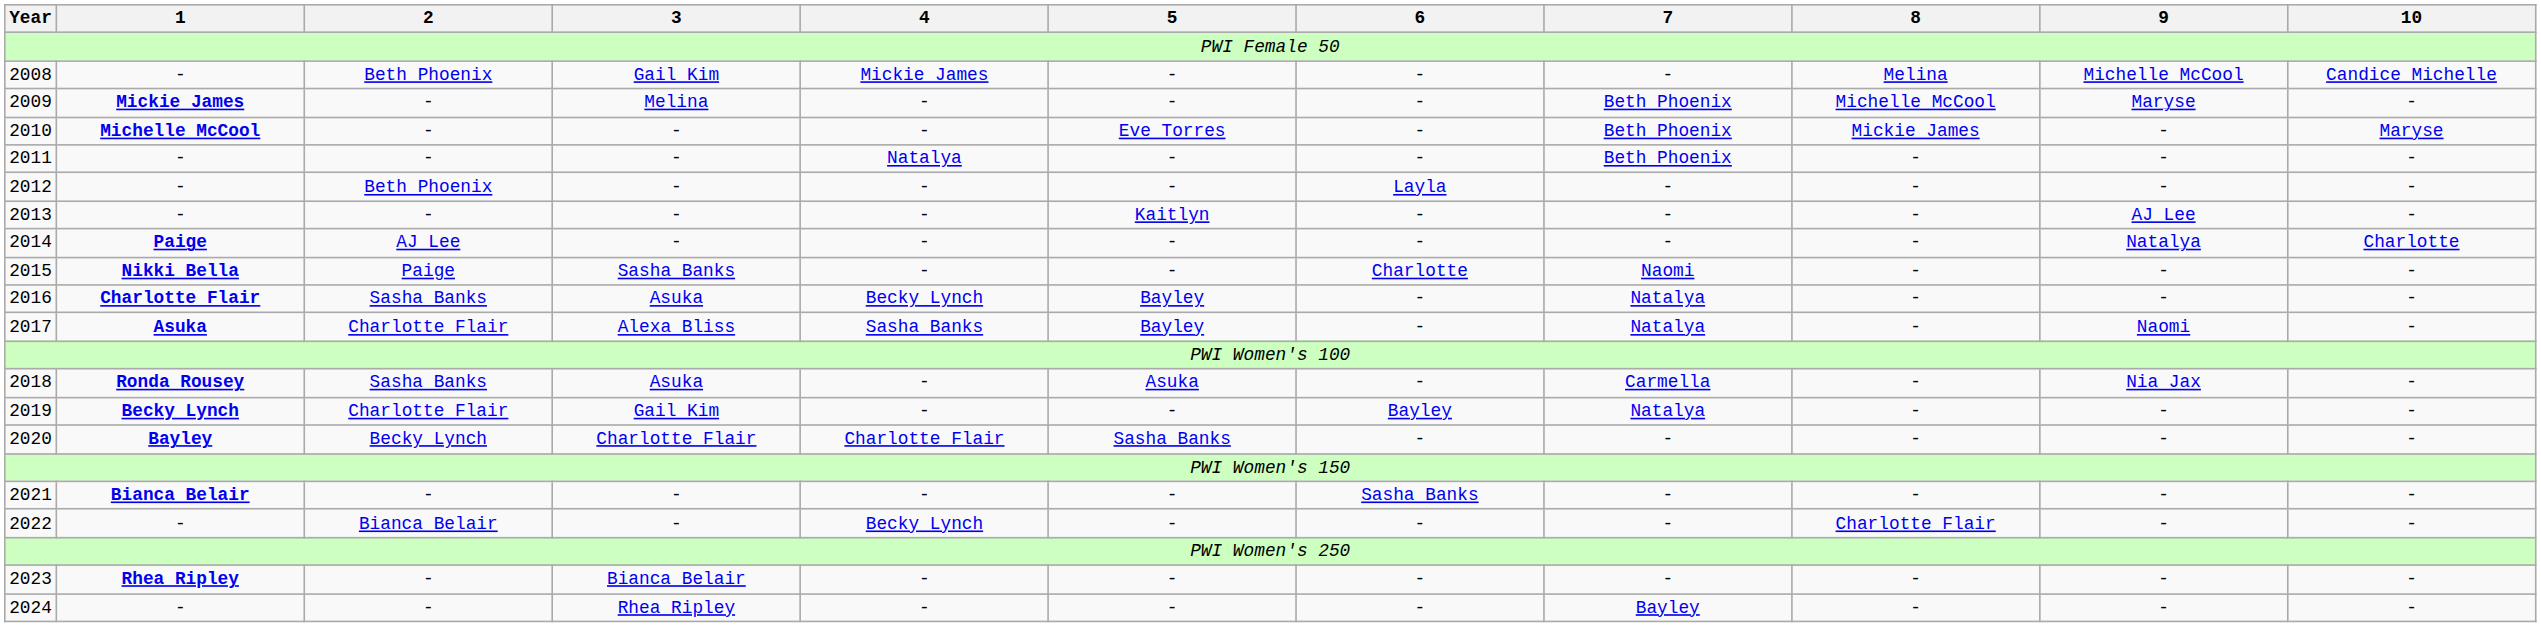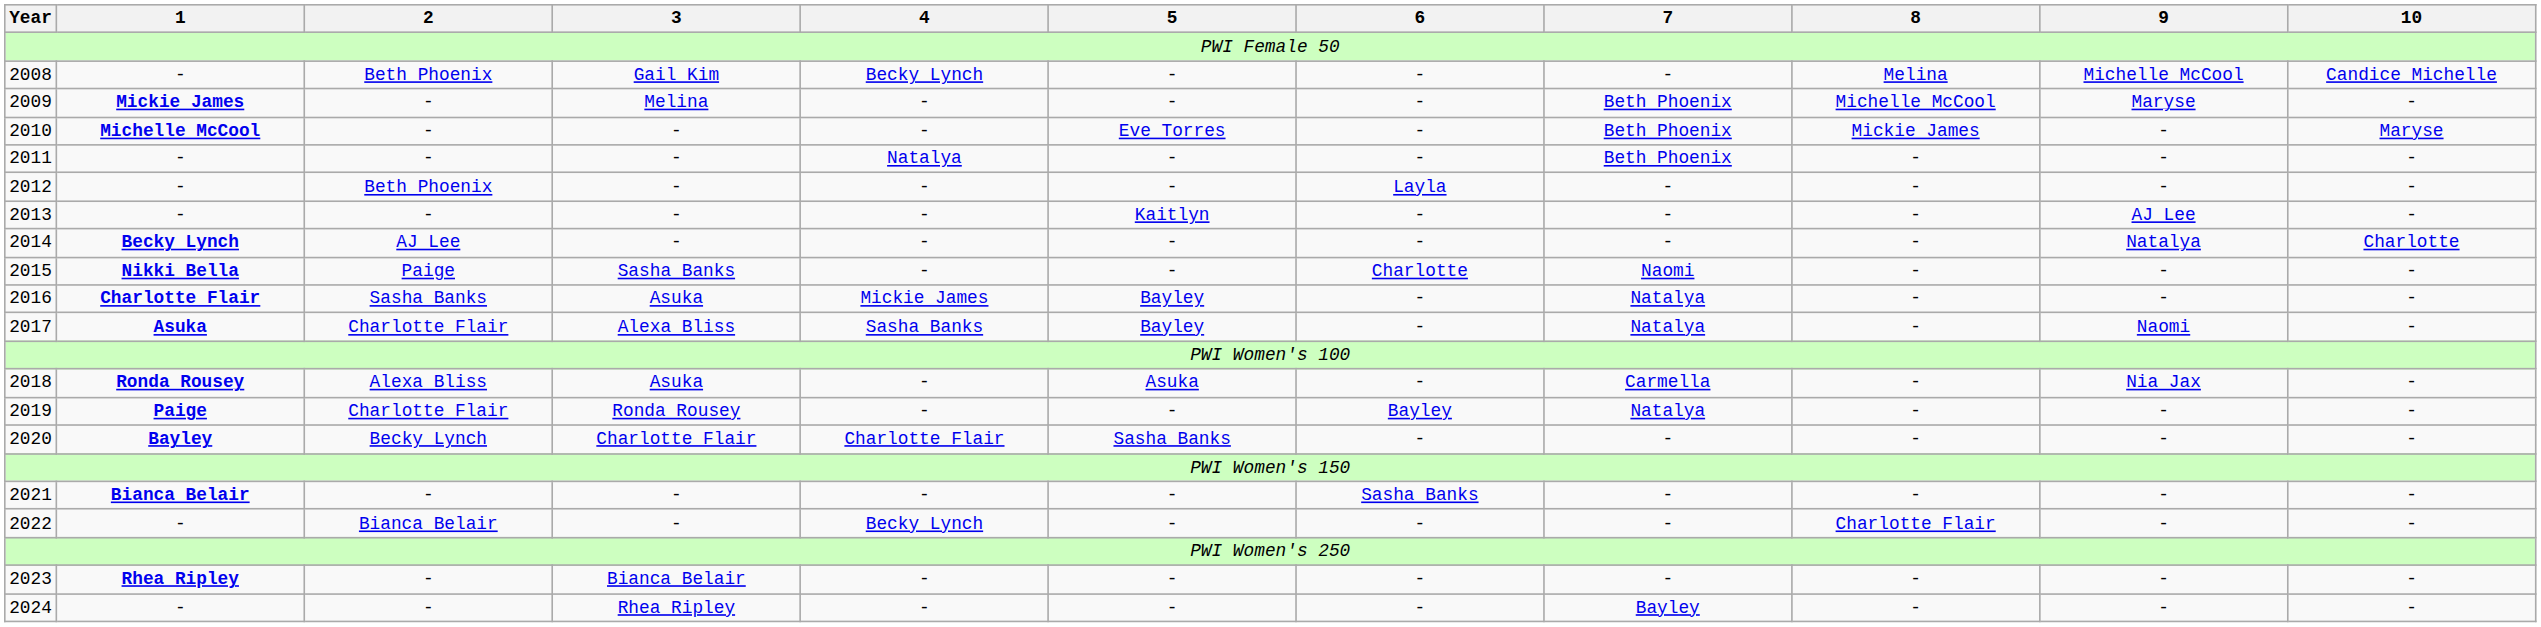(924, 75) Mickie James -> (924, 75) Becky Lynch
(180, 243) Paige -> (180, 243) Becky Lynch
(924, 299) Becky Lynch -> (924, 299) Mickie James
(428, 383) Sasha Banks -> (428, 383) Alexa Bliss
(180, 411) Becky Lynch -> (180, 411) Paige
(676, 411) Gail Kim -> (676, 411) Ronda Rousey
